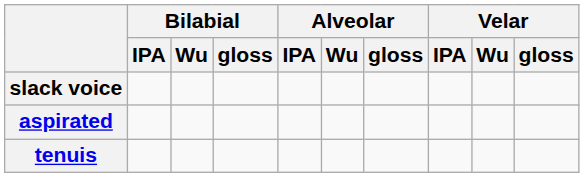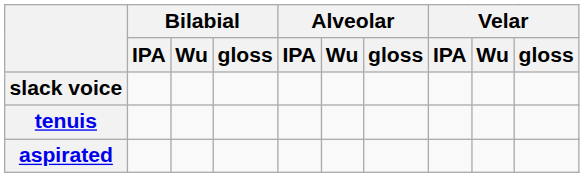rows swapped: (66, 155) <-> (66, 121)
